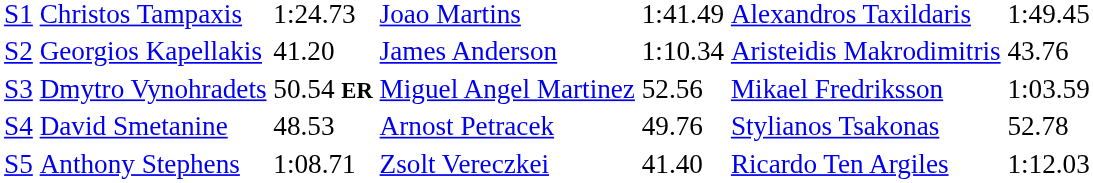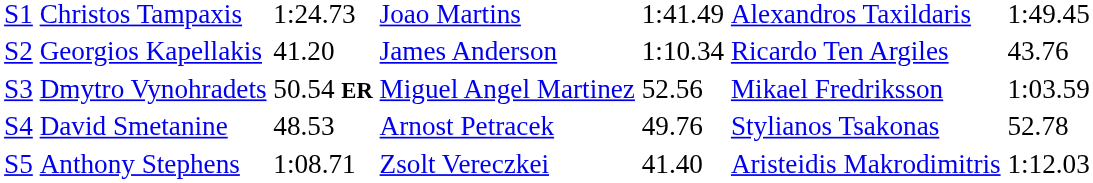(866, 51) Aristeidis Makrodimitris -> (840, 51) Ricardo Ten Argiles
(840, 163) Ricardo Ten Argiles -> (866, 163) Aristeidis Makrodimitris
